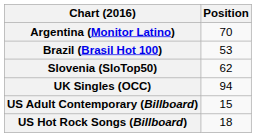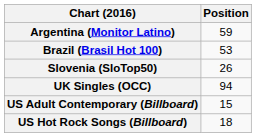(226, 31) 70 -> (226, 31) 59
(226, 68) 62 -> (226, 68) 26
